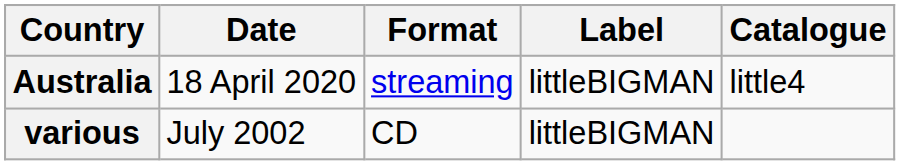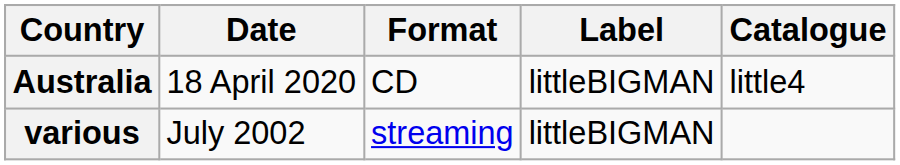(442, 81) streaming -> (395, 81) CD
(395, 133) CD -> (442, 133) streaming
